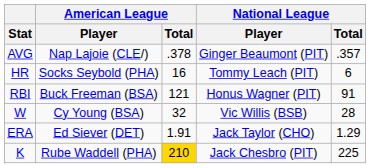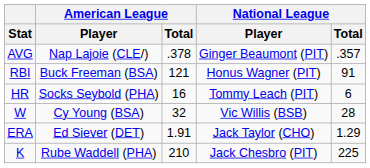rows swapped: (20, 73) <-> (20, 93)
(179, 152) gold background -> (179, 152) no background
